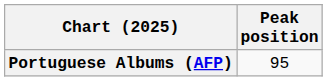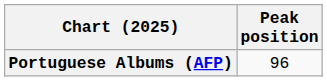(280, 63) 95 -> (280, 63) 96
